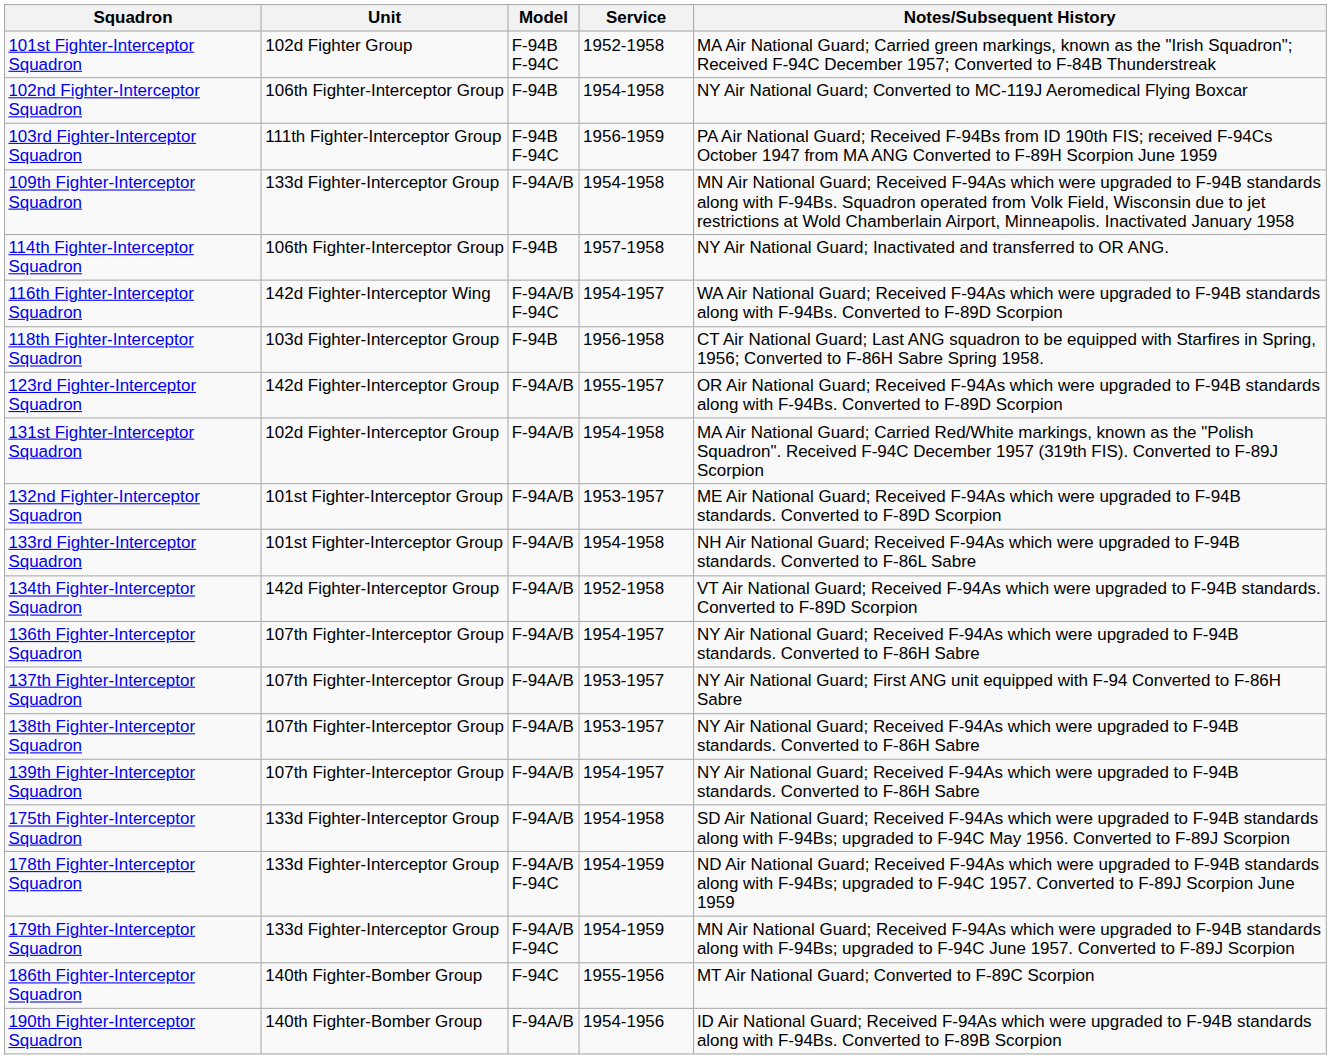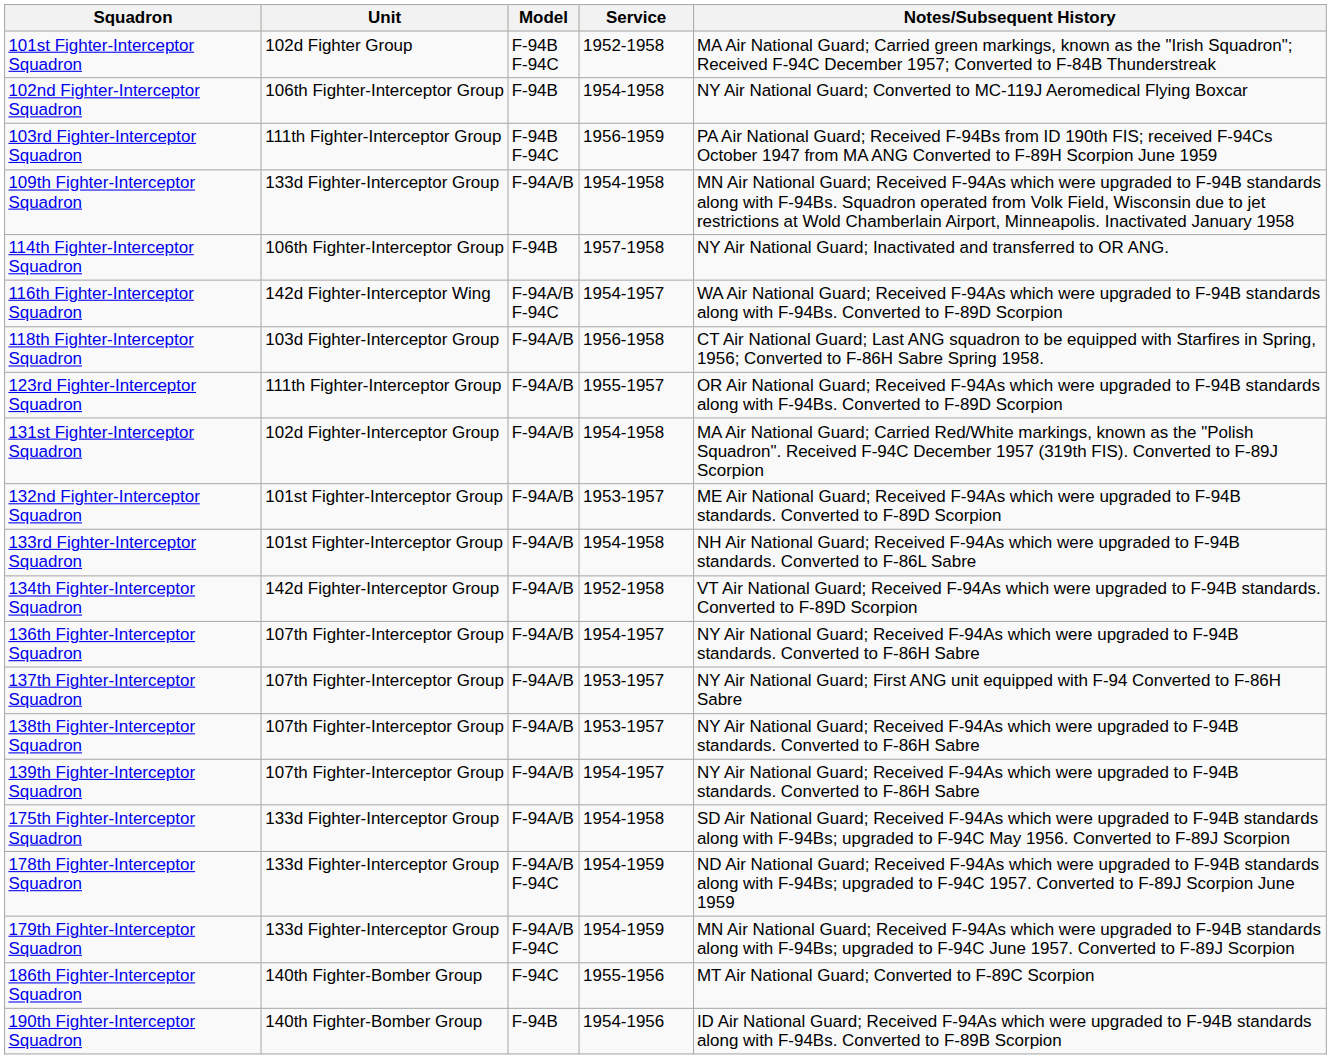(535, 339) F-94B -> (543, 339) F-94A/B
(382, 385) 142d Fighter-Interceptor Group -> (383, 385) 111th Fighter-Interceptor Group
(543, 1021) F-94A/B -> (535, 1021) F-94B
